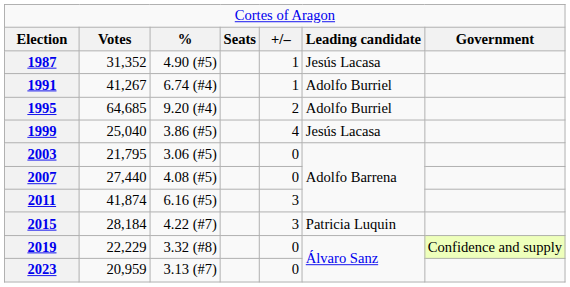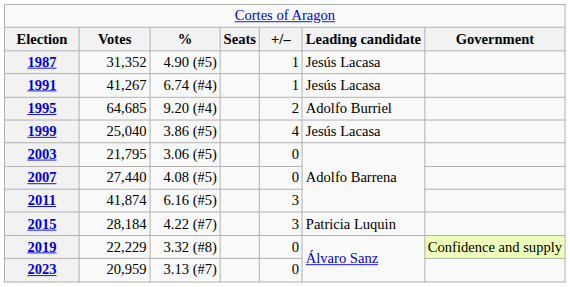(349, 85) Adolfo Burriel -> (343, 85) Jesús Lacasa
